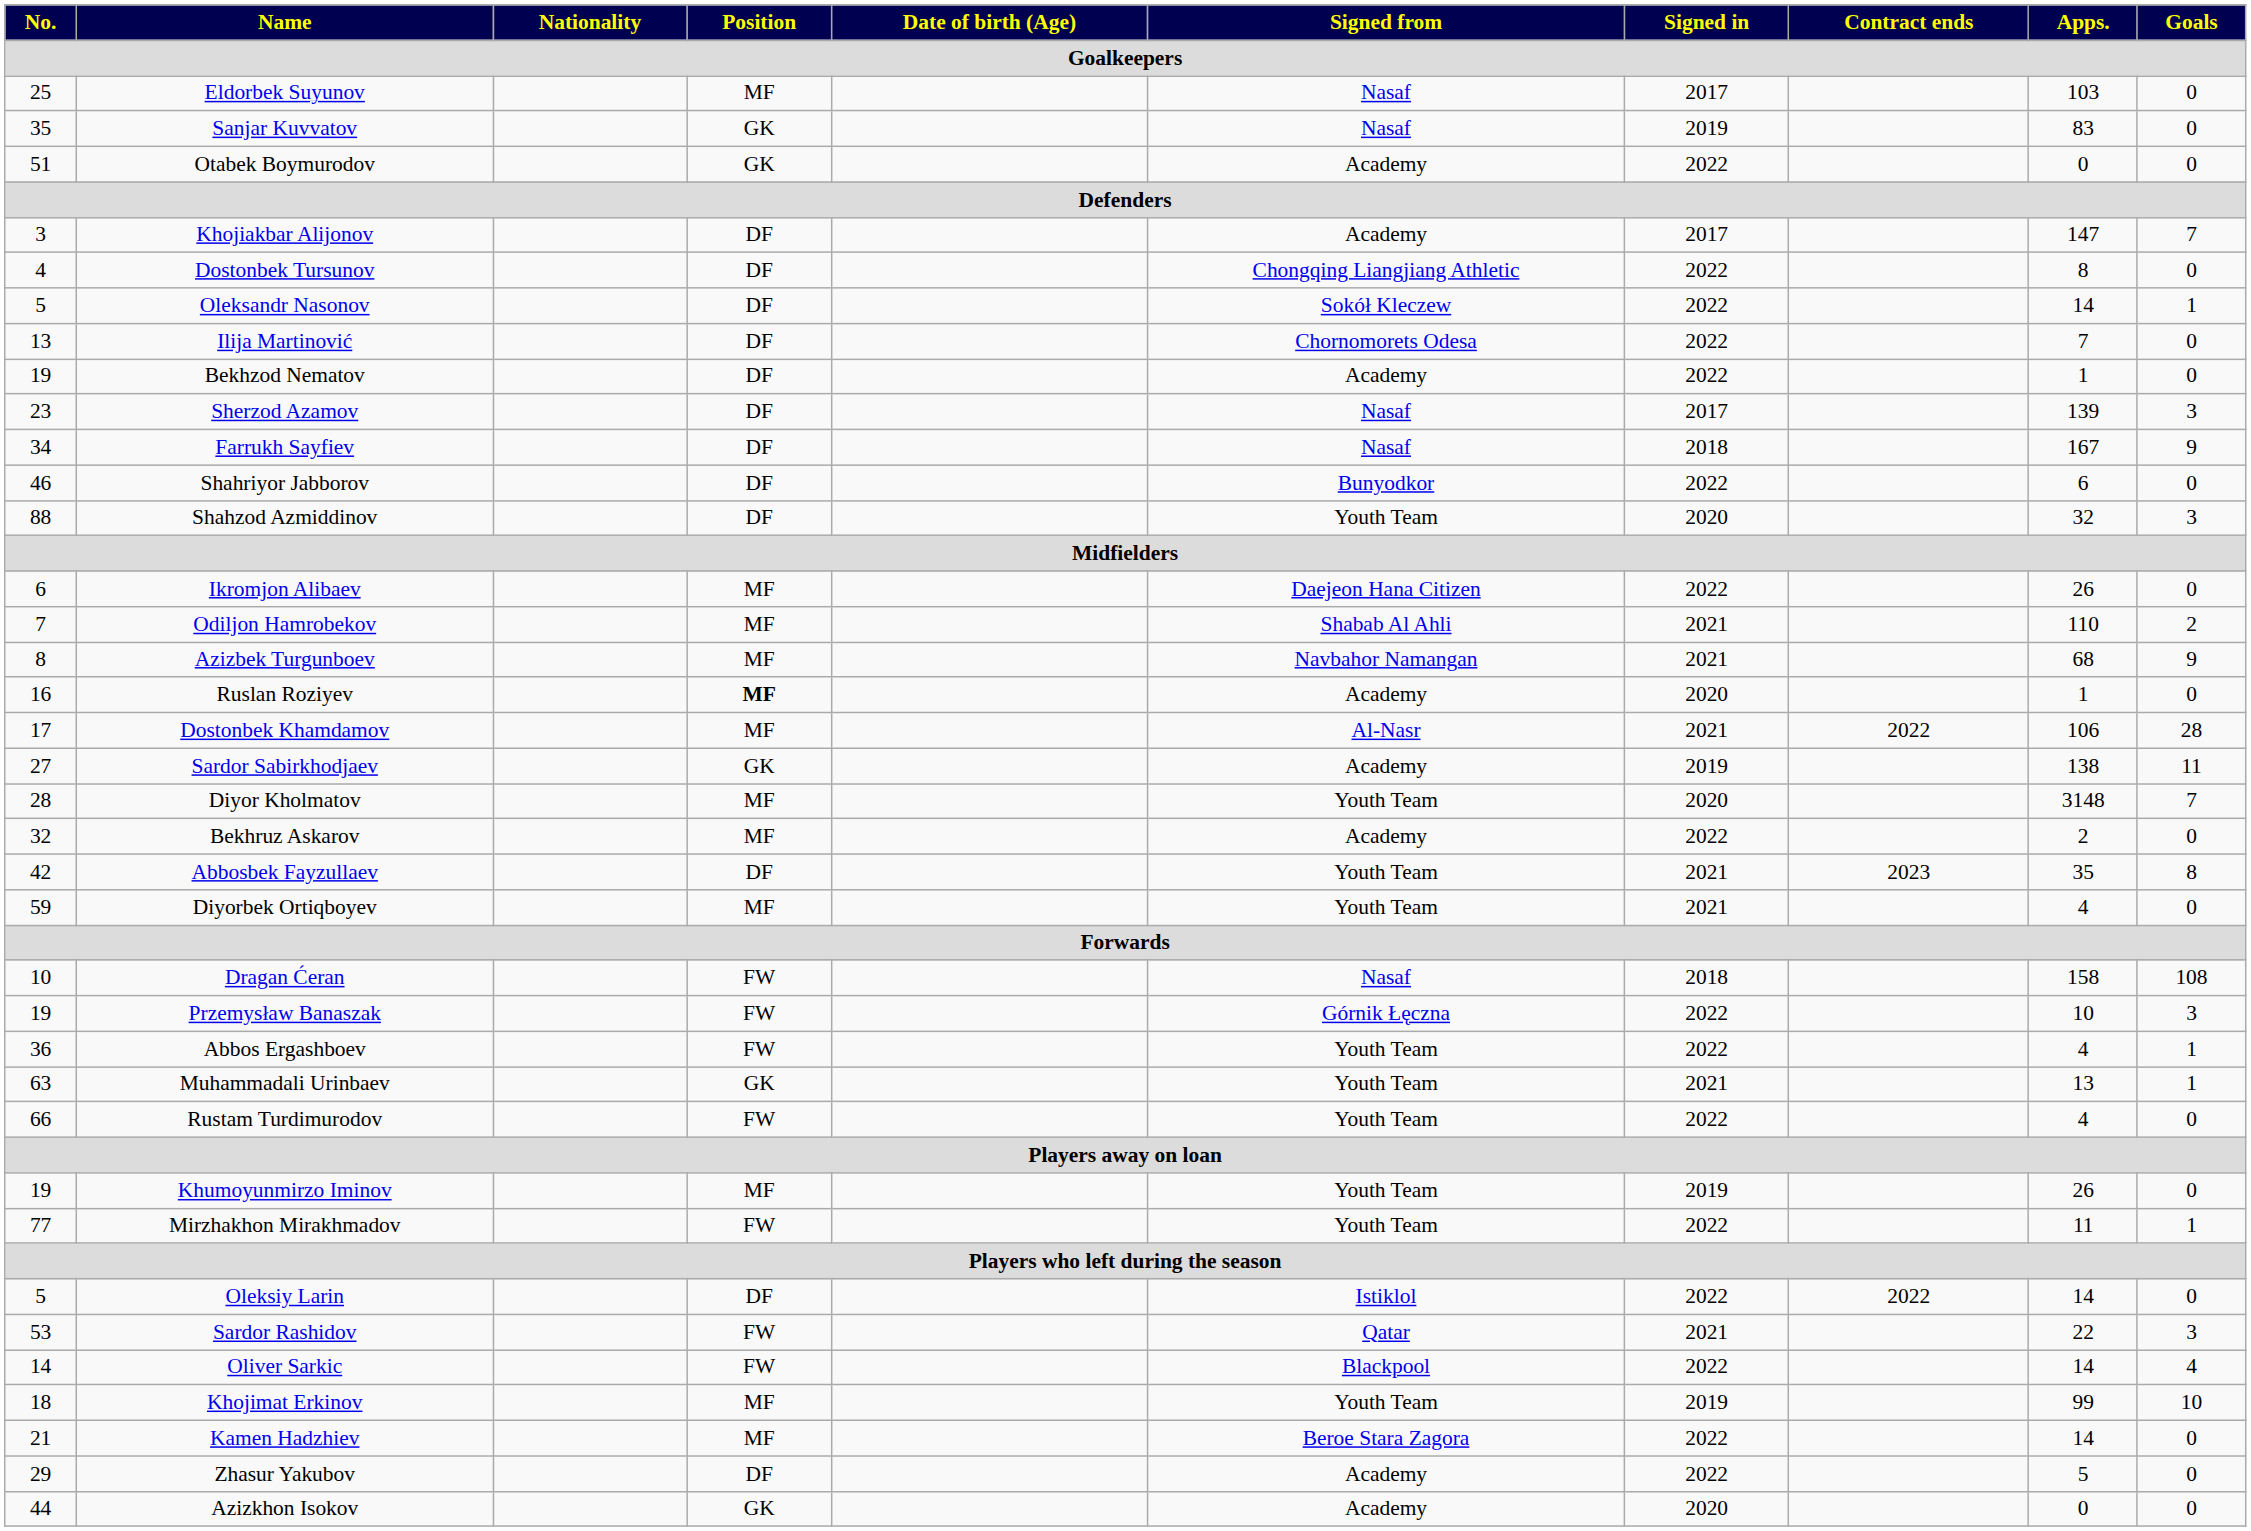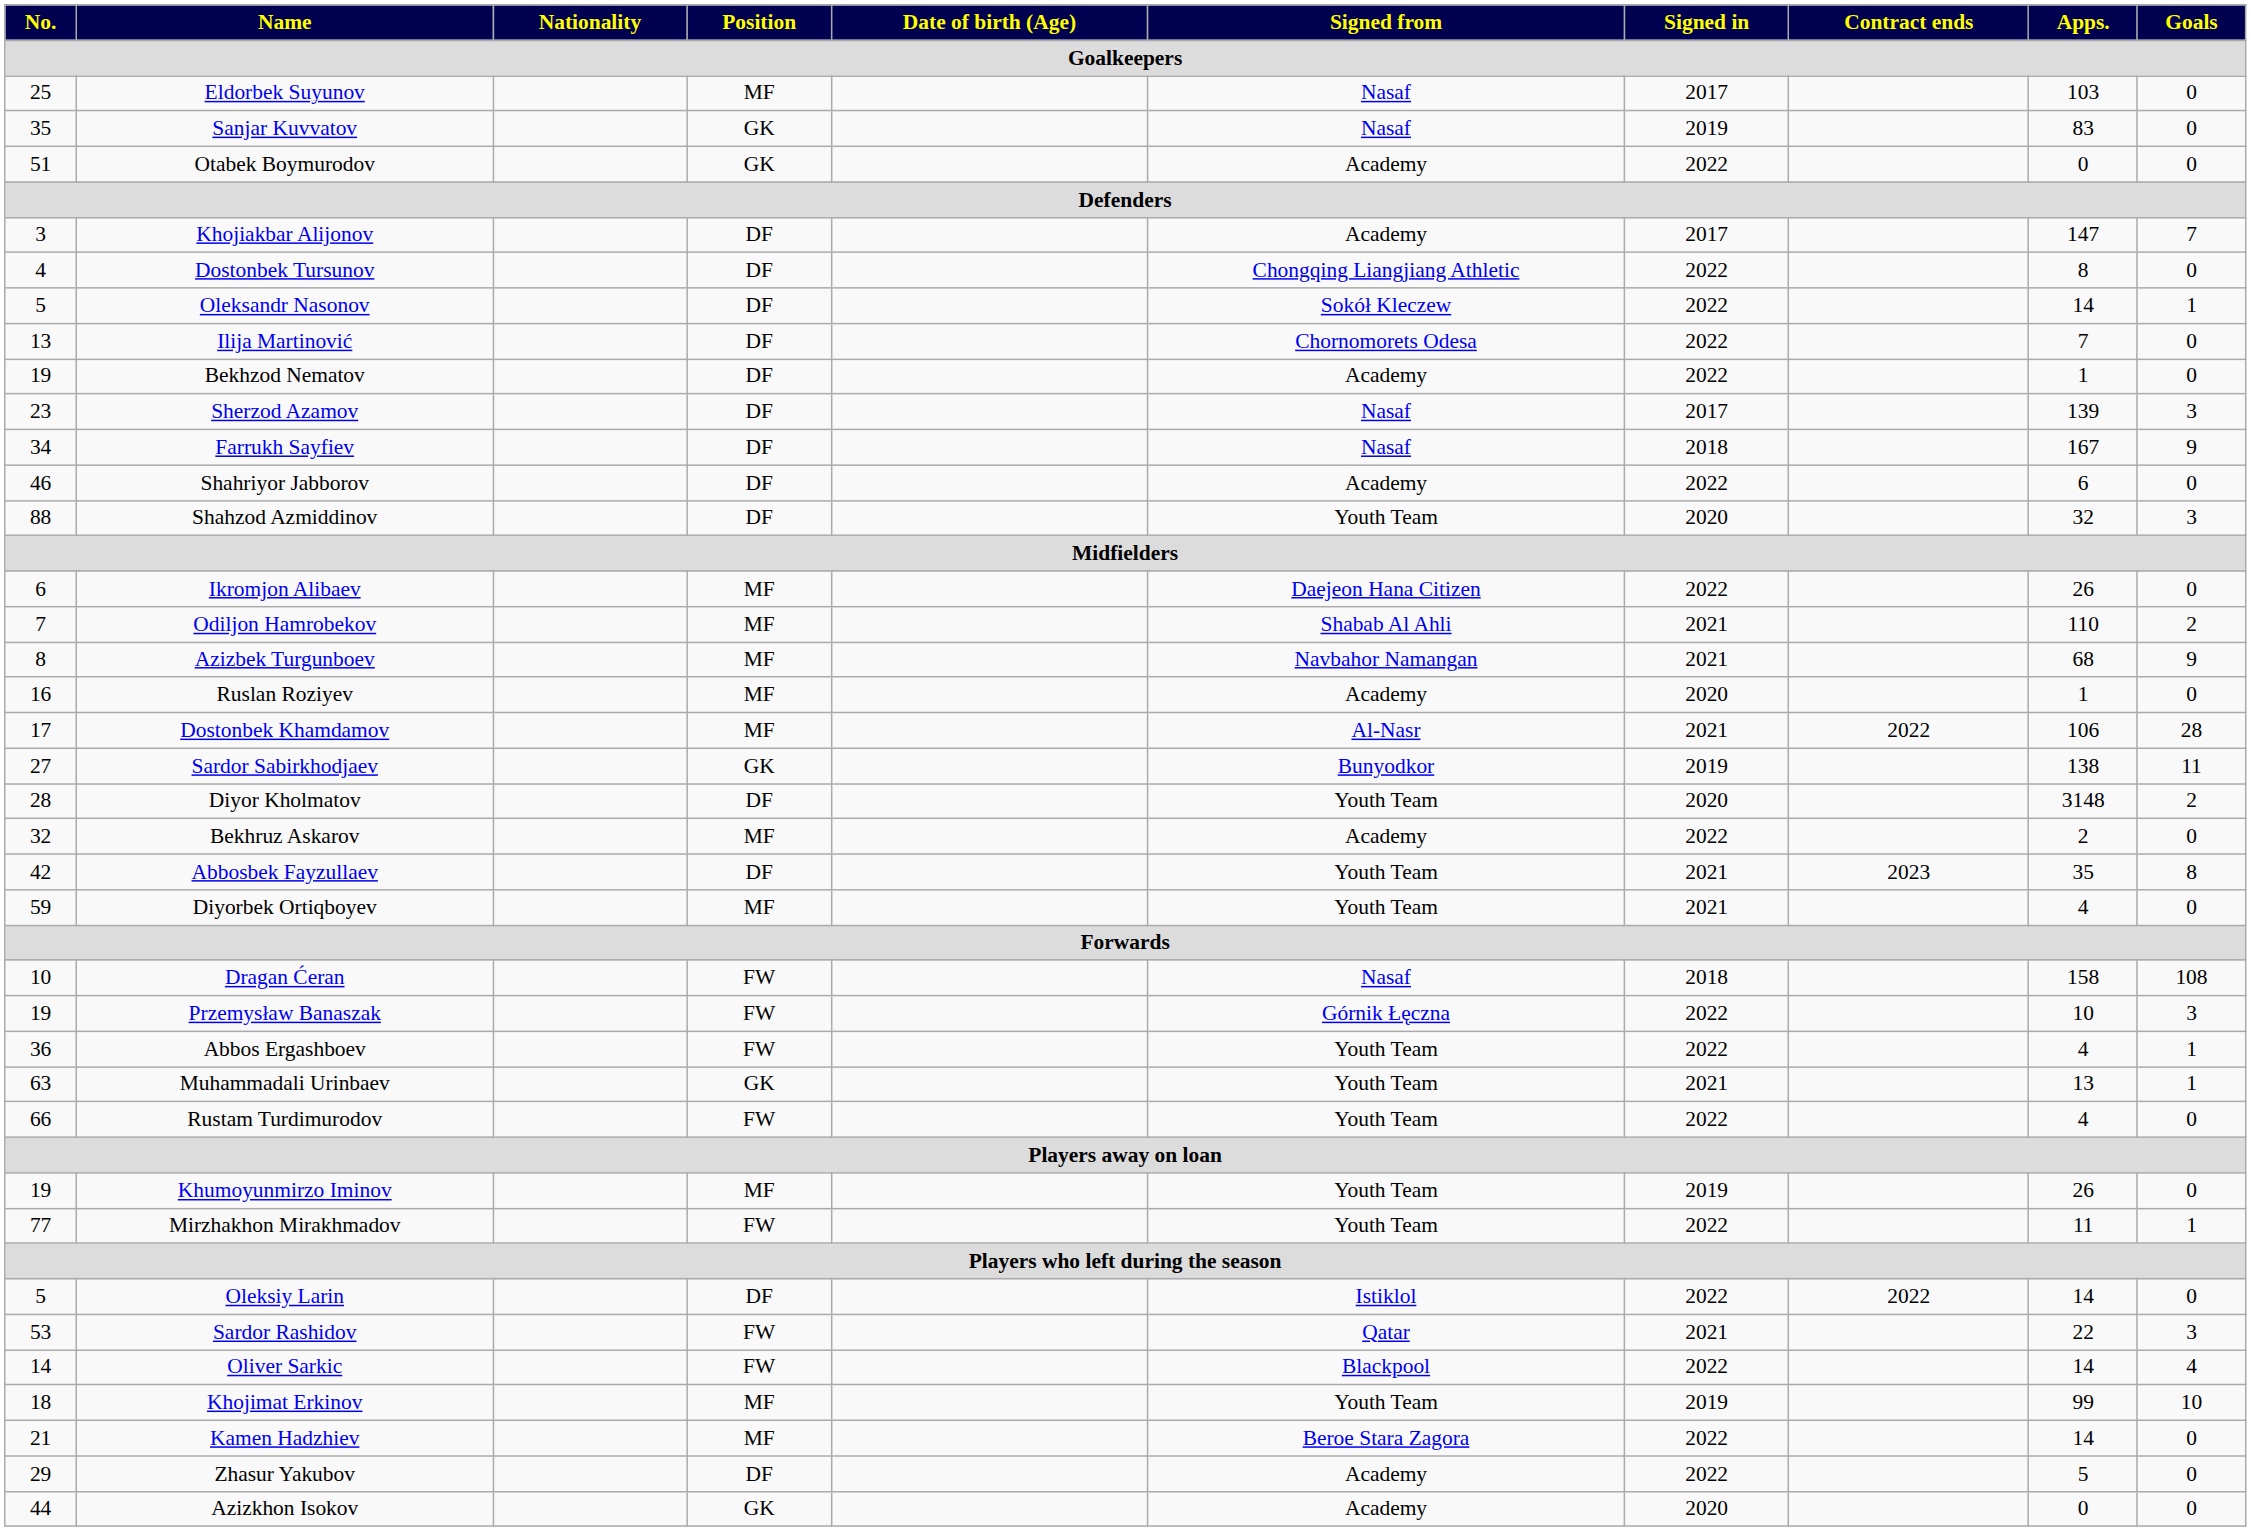(1386, 482) Bunyodkor -> (1386, 482) Academy
(759, 694) bold -> (759, 694) normal
(1386, 765) Academy -> (1386, 765) Bunyodkor
(759, 801) MF -> (759, 801) DF
(2191, 801) 7 -> (2191, 801) 2
